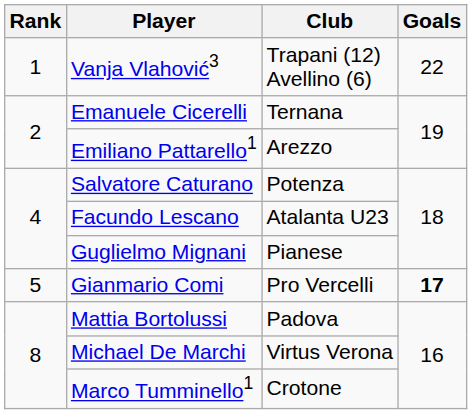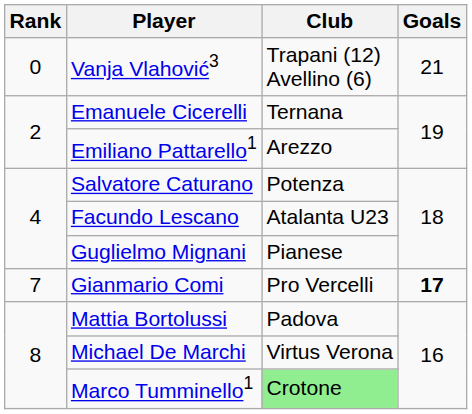(35, 66) 1 -> (35, 66) 0
(432, 66) 22 -> (432, 66) 21
(35, 285) 5 -> (35, 285) 7
(304, 388) no background -> (304, 388) lightgreen background
